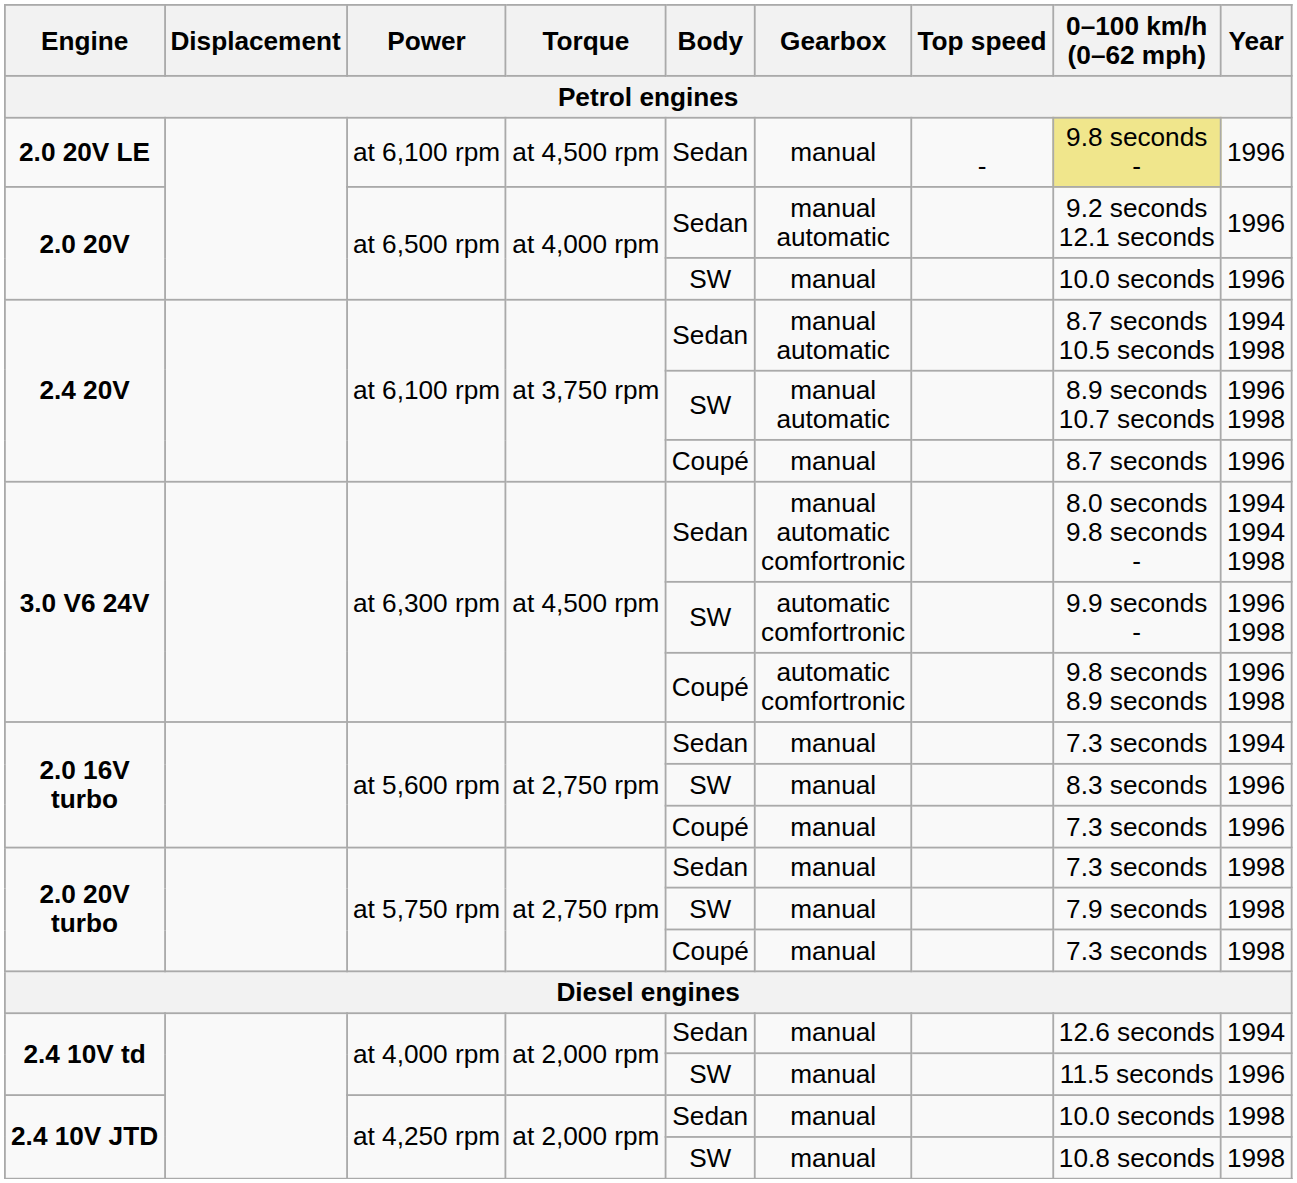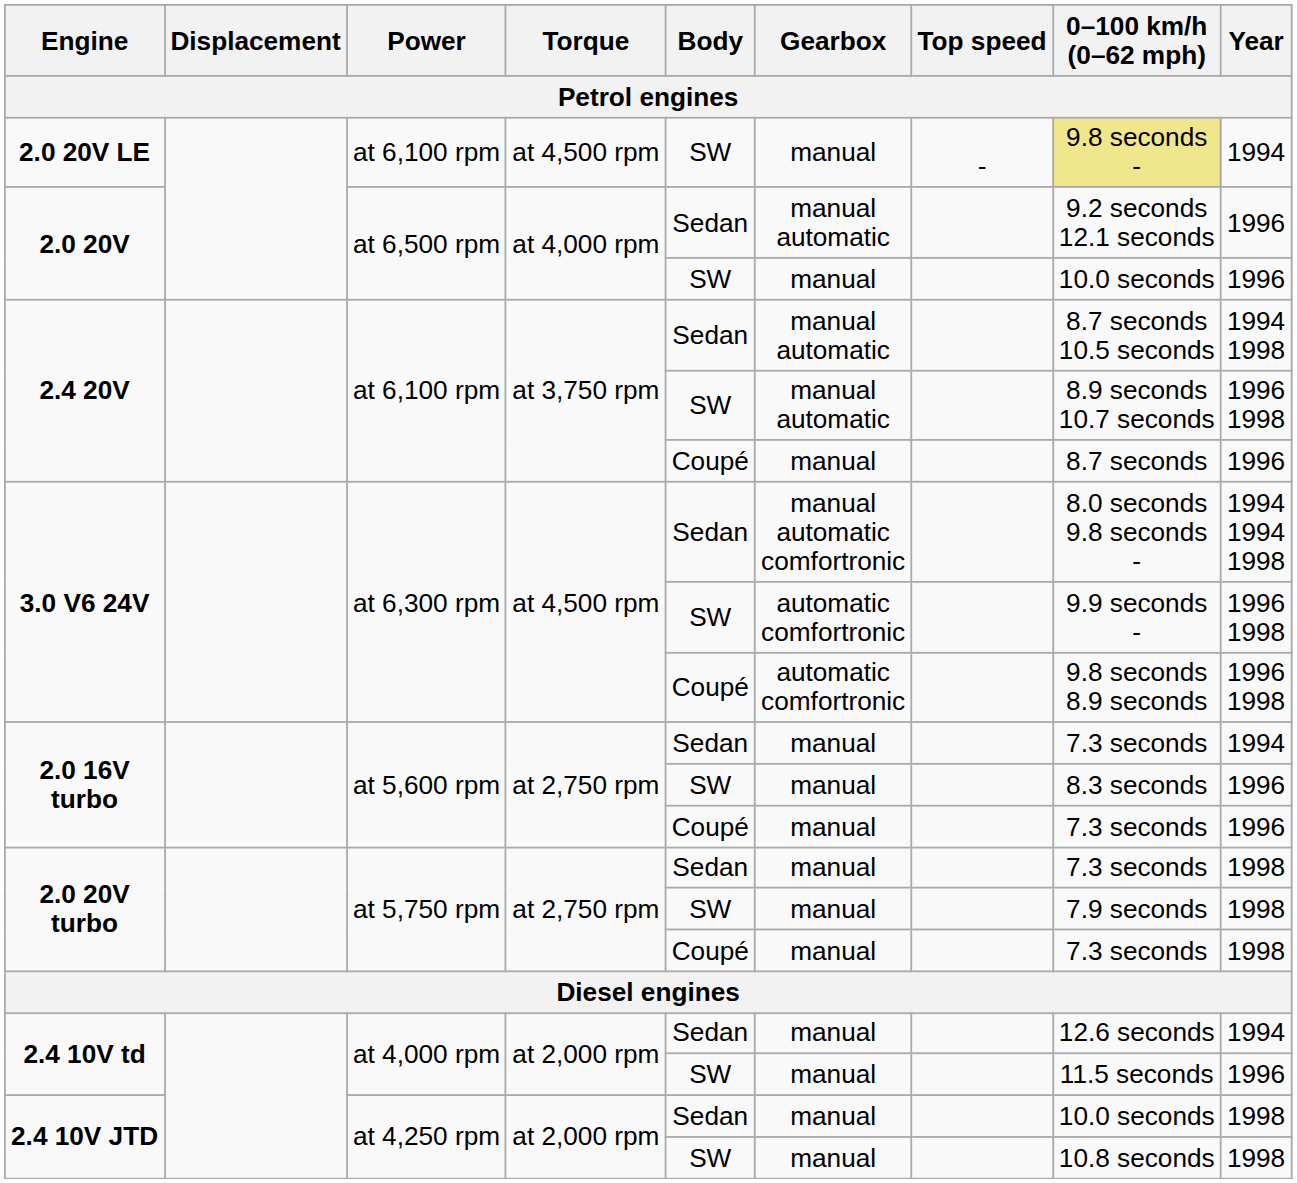(710, 152) Sedan -> (710, 152) SW
(1256, 152) 1996 -> (1256, 152) 1994
